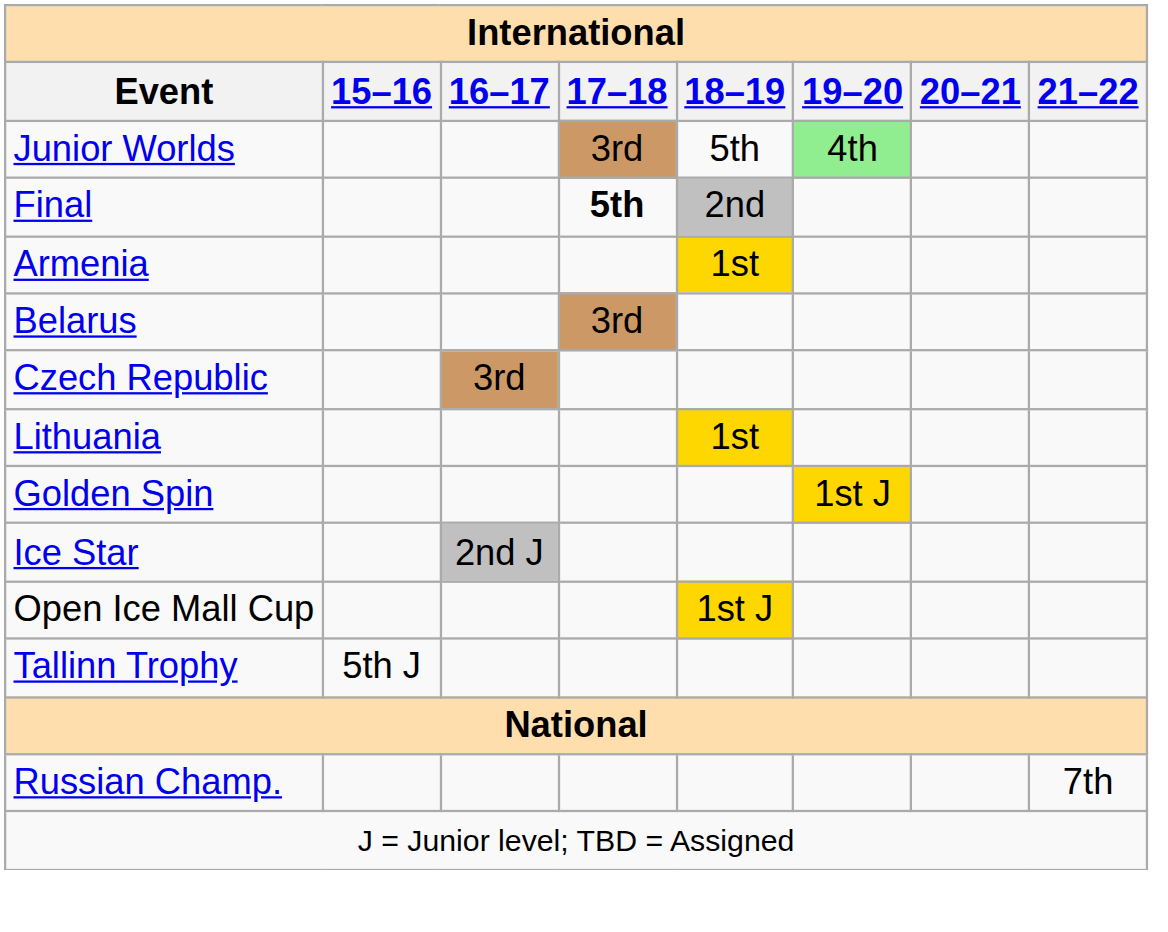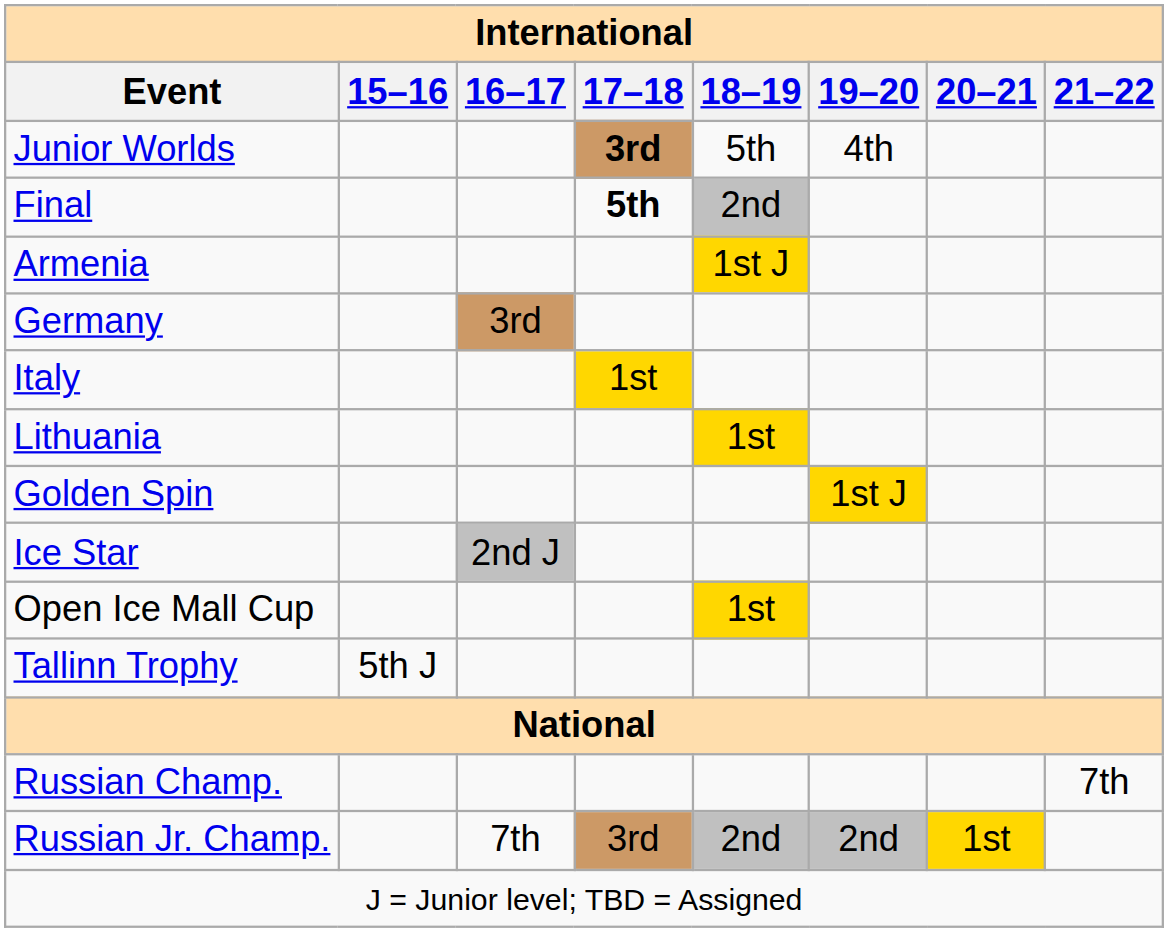(617, 148) normal -> (633, 148) bold
(853, 148) lightgreen background -> (869, 148) no background
(735, 263) 1st -> (751, 263) 1st J
- row: (75, 321)
- row: (141, 378)
+ row: (88, 321)
+ row: (47, 378)
(735, 609) 1st J -> (751, 609) 1st
+ row: (172, 839)
